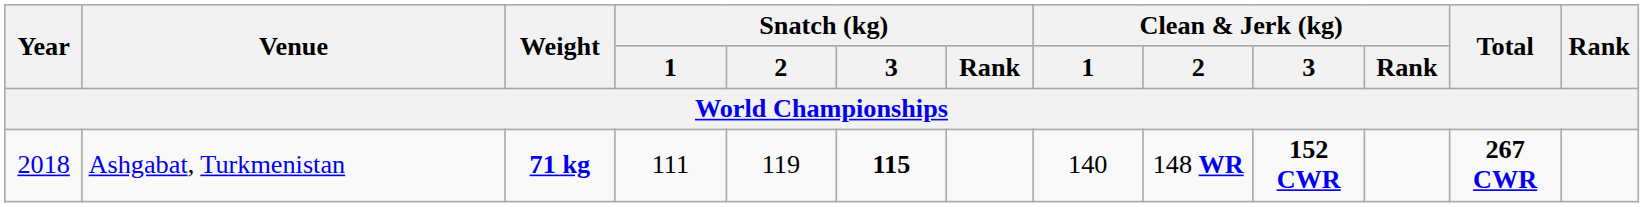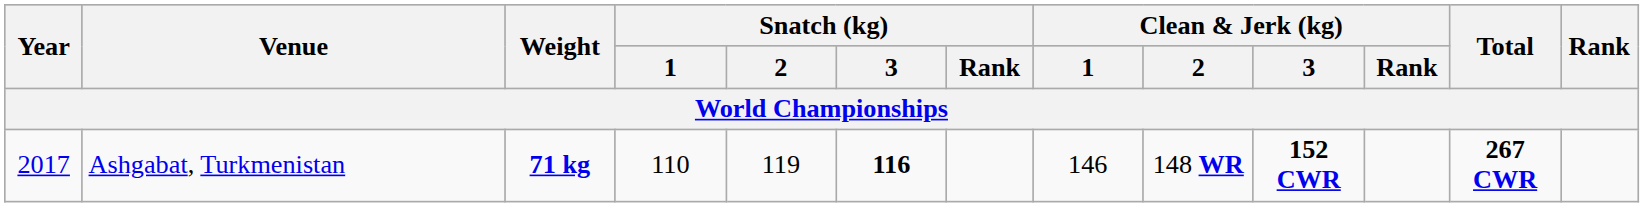(44, 164) 2018 -> (44, 164) 2017
(670, 164) 111 -> (670, 164) 110
(891, 164) 115 -> (891, 164) 116
(1088, 164) 140 -> (1088, 164) 146
